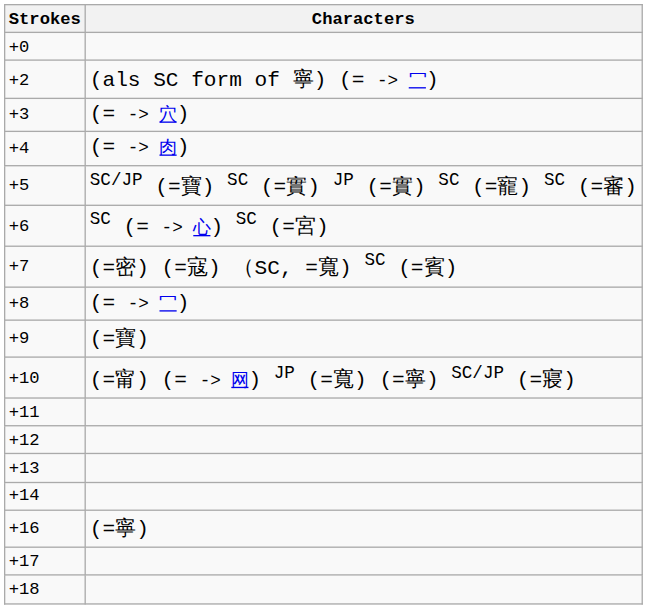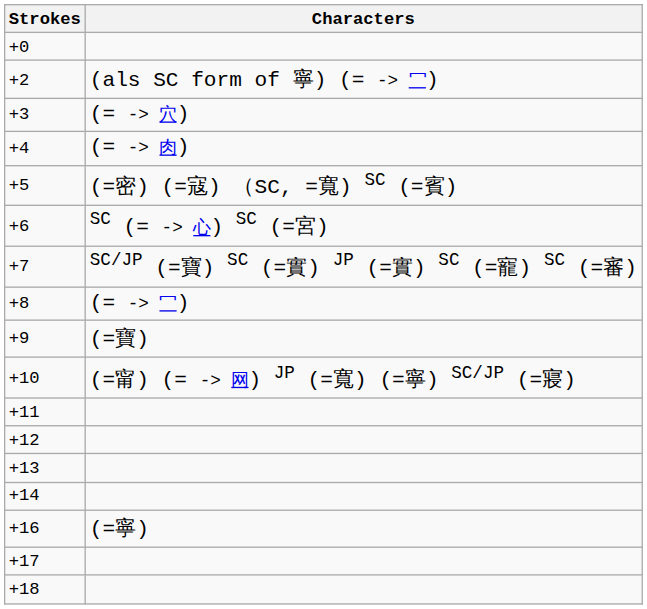(363, 185) SC/JP (=寶) SC (=實) JP (=實) SC (=寵) SC (=審) -> (274, 185) (=密) (=寇) （SC, =寬) SC (=賓)
(274, 266) (=密) (=寇) （SC, =寬) SC (=賓) -> (363, 266) SC/JP (=寶) SC (=實) JP (=實) SC (=寵) SC (=審)
